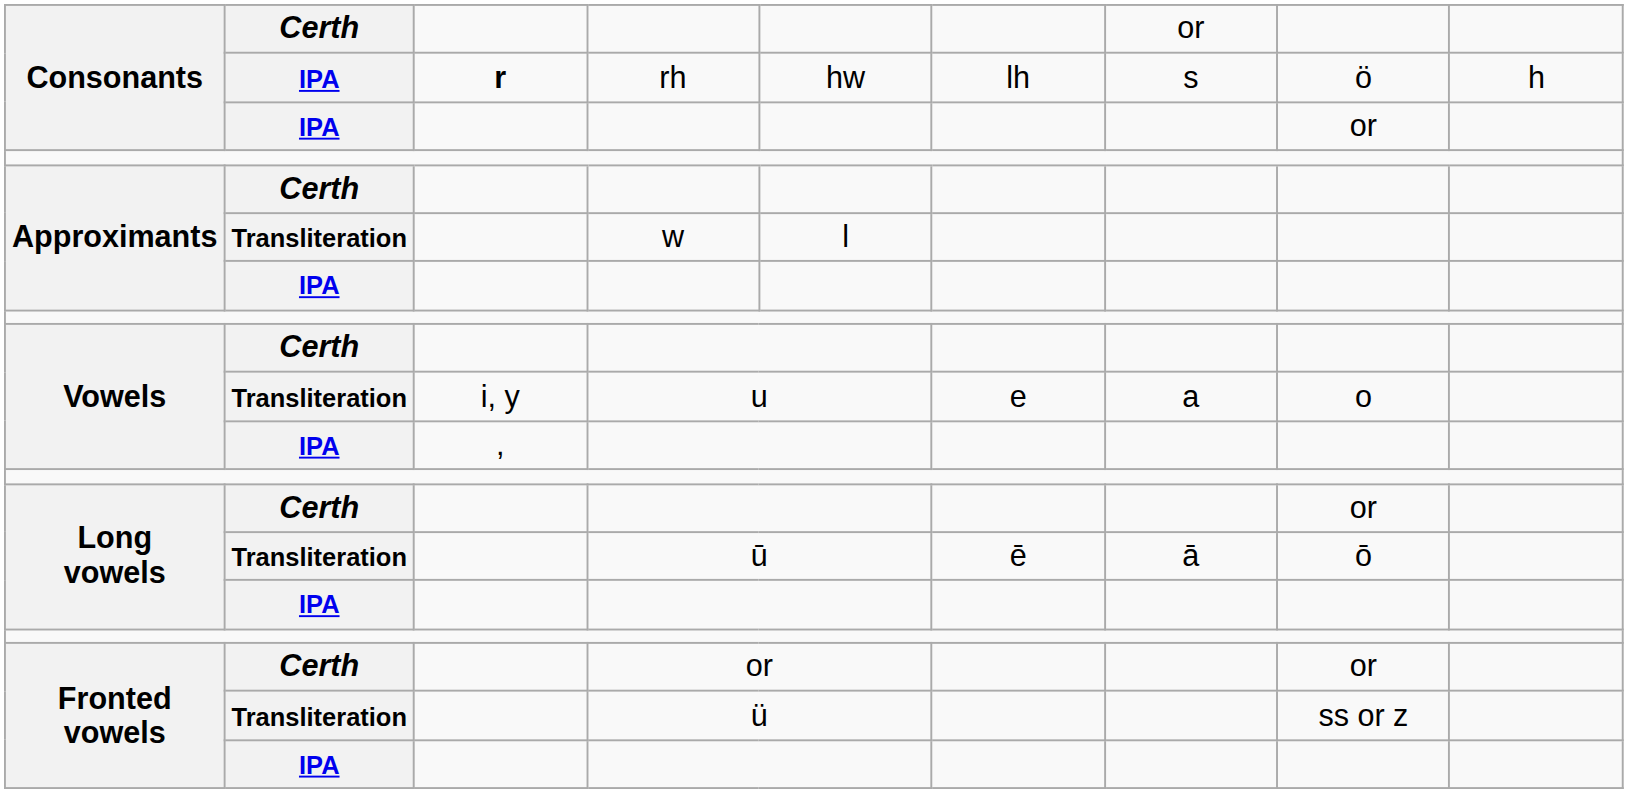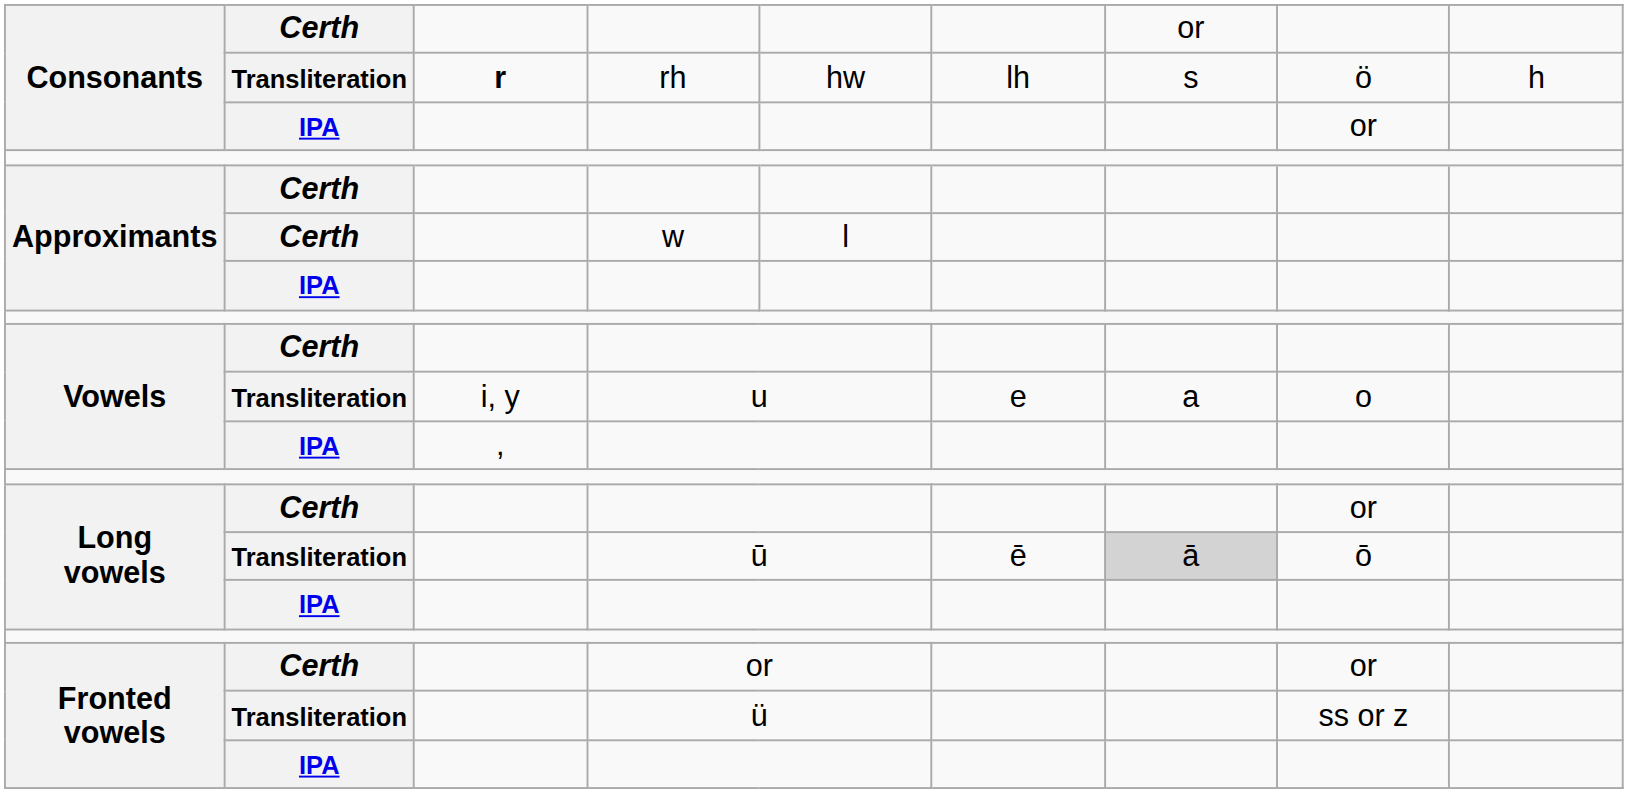(319, 79) IPA -> (319, 79) Transliteration
(319, 238) Transliteration -> (319, 236) Certh
(1191, 555) no background -> (1191, 555) lightgrey background
